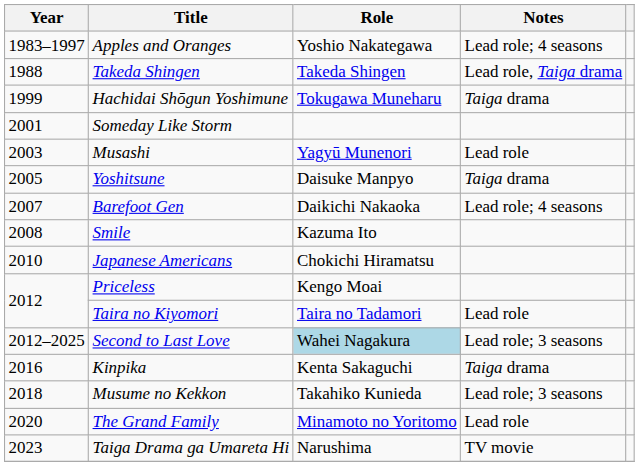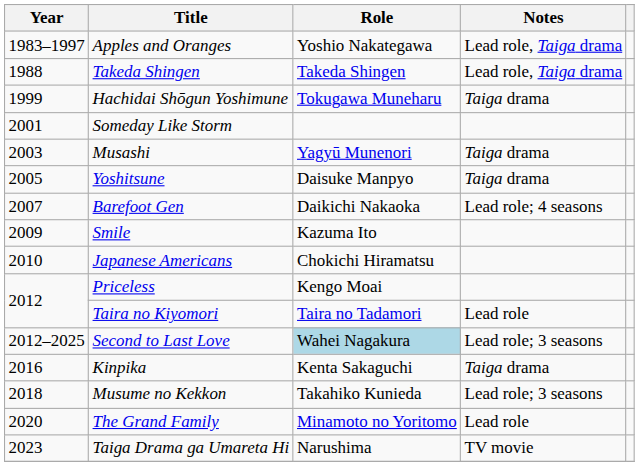(534, 44) Lead role; 4 seasons -> (543, 44) Lead role, Taiga drama
(497, 152) Lead role -> (507, 152) Taiga drama
(25, 233) 2008 -> (25, 233) 2009
